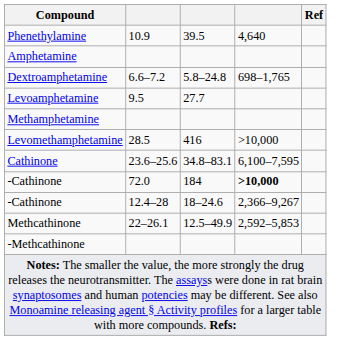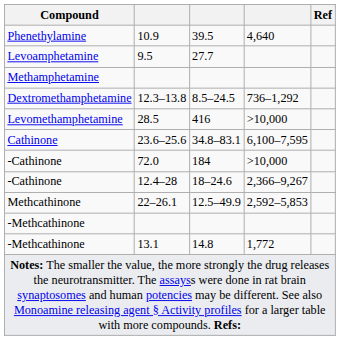- row: (42, 56)
- row: (57, 77)
+ row: (69, 98)
(258, 181) bold -> (267, 160) normal
+ row: (46, 244)
